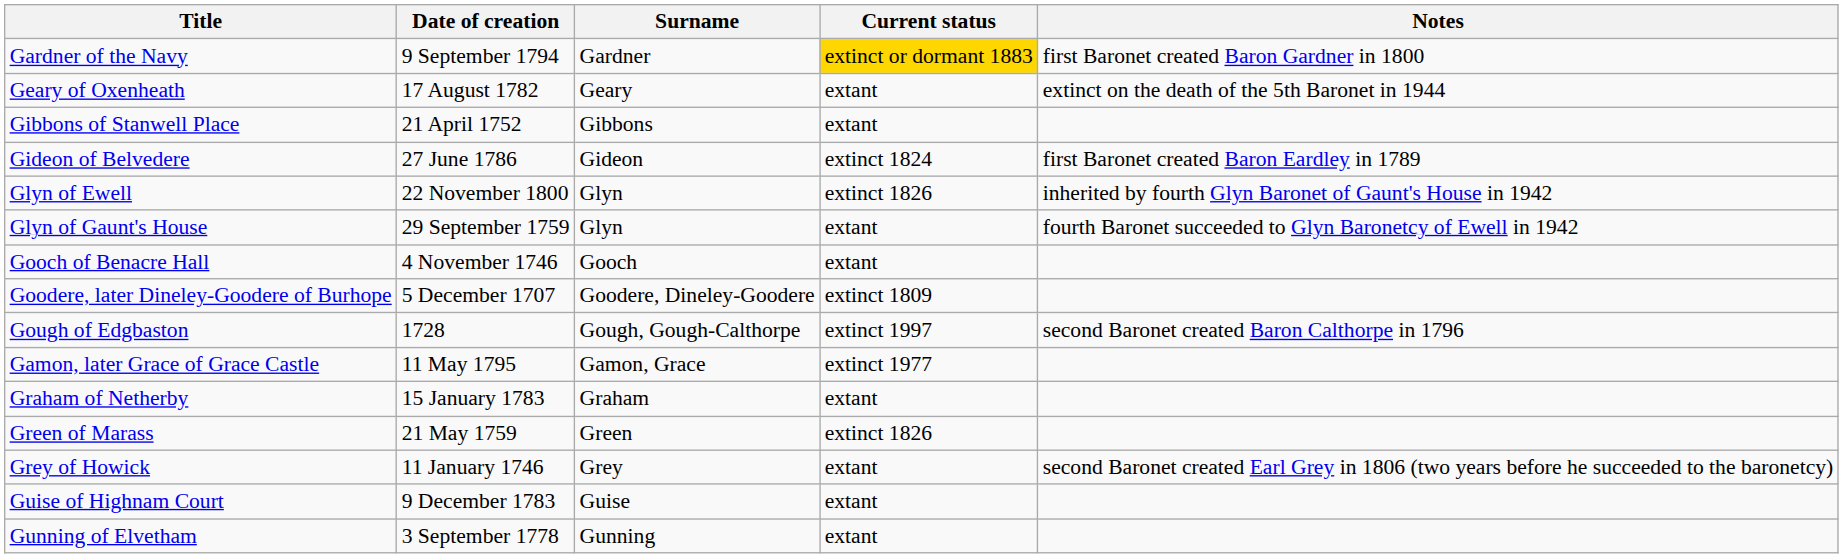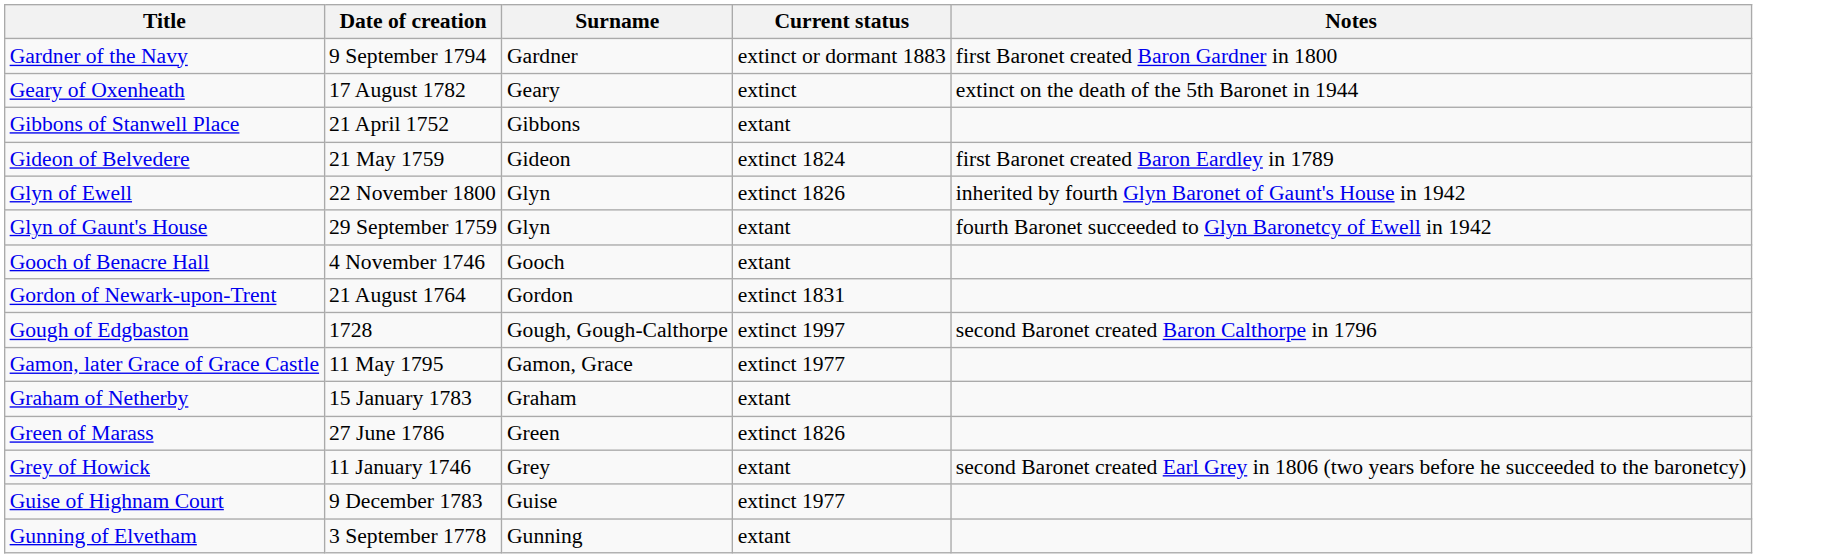(929, 55) gold background -> (842, 55) no background
(851, 90) extant -> (767, 90) extinct
(459, 158) 27 June 1786 -> (387, 158) 21 May 1759
- row: (201, 295)
+ row: (143, 295)
(459, 432) 21 May 1759 -> (387, 432) 27 June 1786
(851, 501) extant -> (791, 501) extinct 1977
